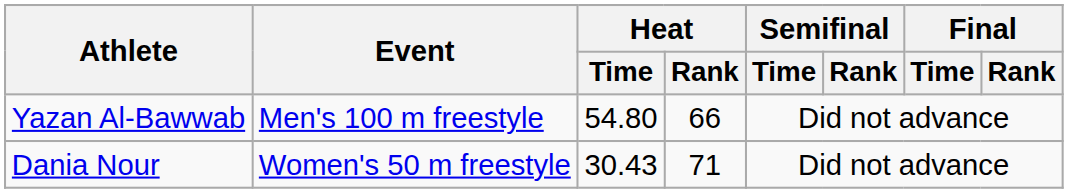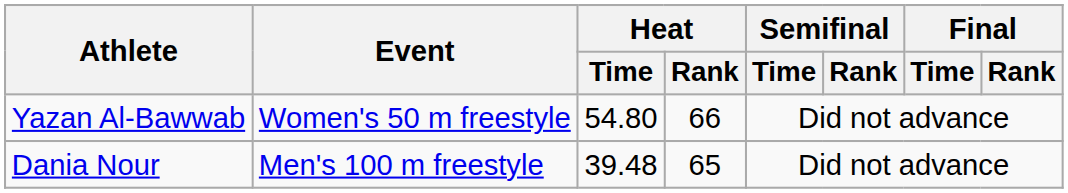(401, 118) Men's 100 m freestyle -> (415, 118) Women's 50 m freestyle
(415, 164) Women's 50 m freestyle -> (401, 164) Men's 100 m freestyle
(621, 164) 30.43 -> (621, 164) 39.48
(705, 164) 71 -> (705, 164) 65
